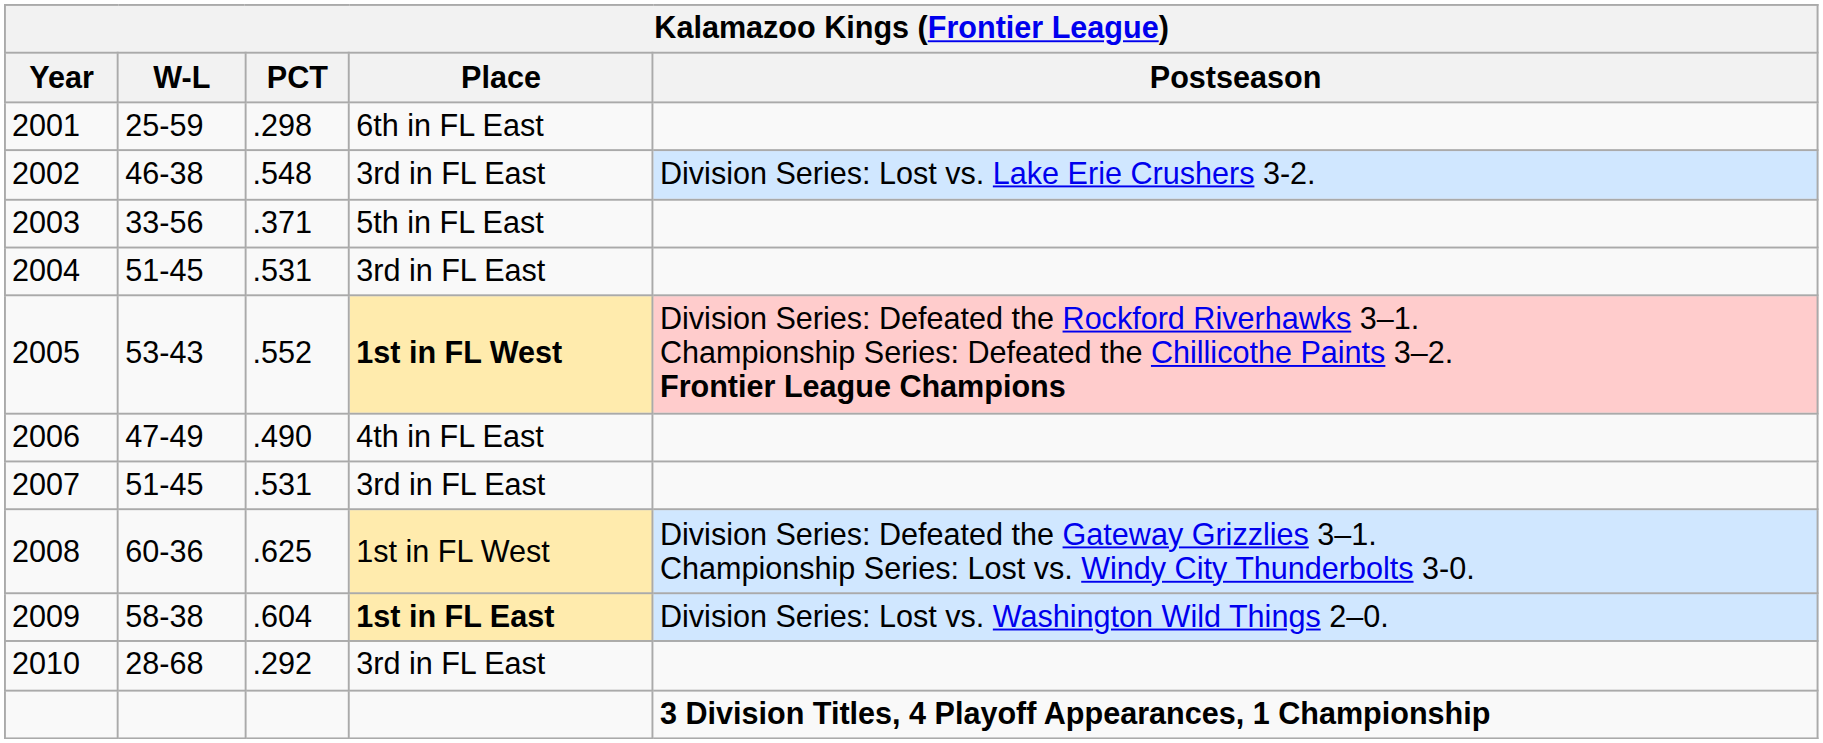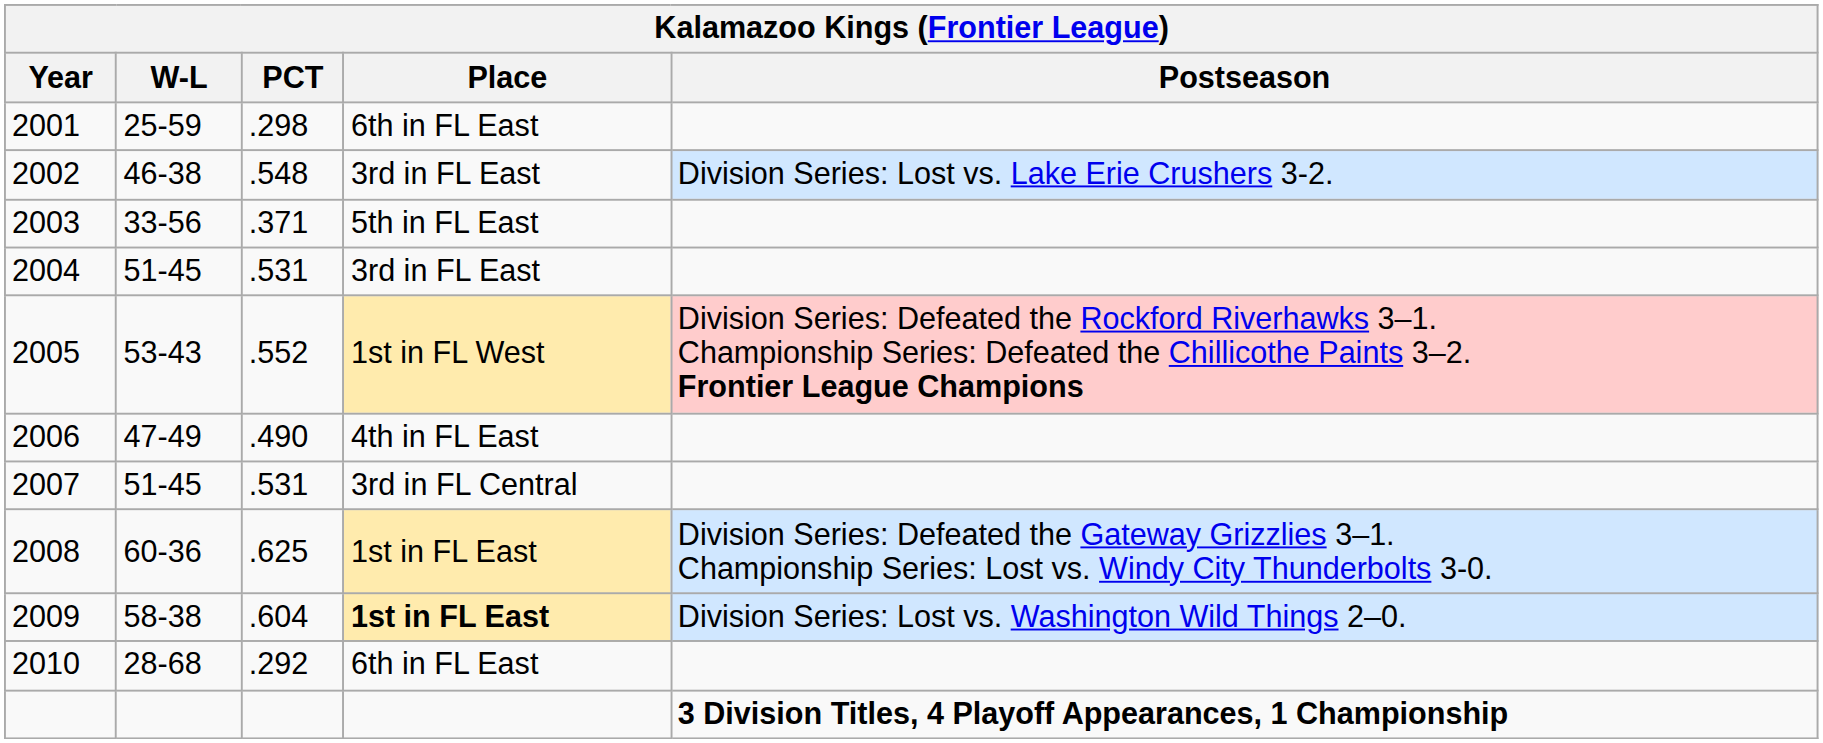(459, 353) bold -> (448, 353) normal
(451, 485) 3rd in FL East -> (464, 485) 3rd in FL Central
(453, 550) 1st in FL West -> (444, 550) 1st in FL East
(451, 665) 3rd in FL East -> (445, 665) 6th in FL East
